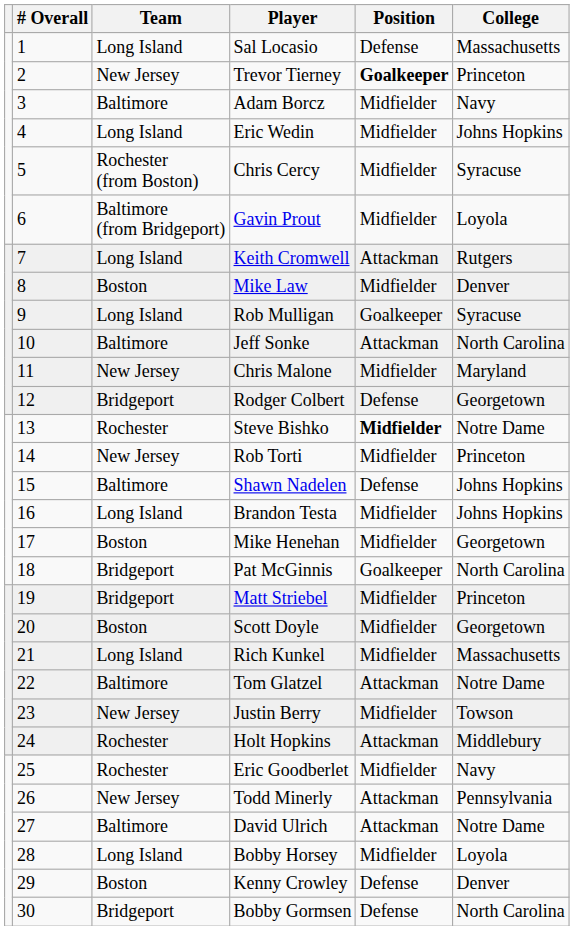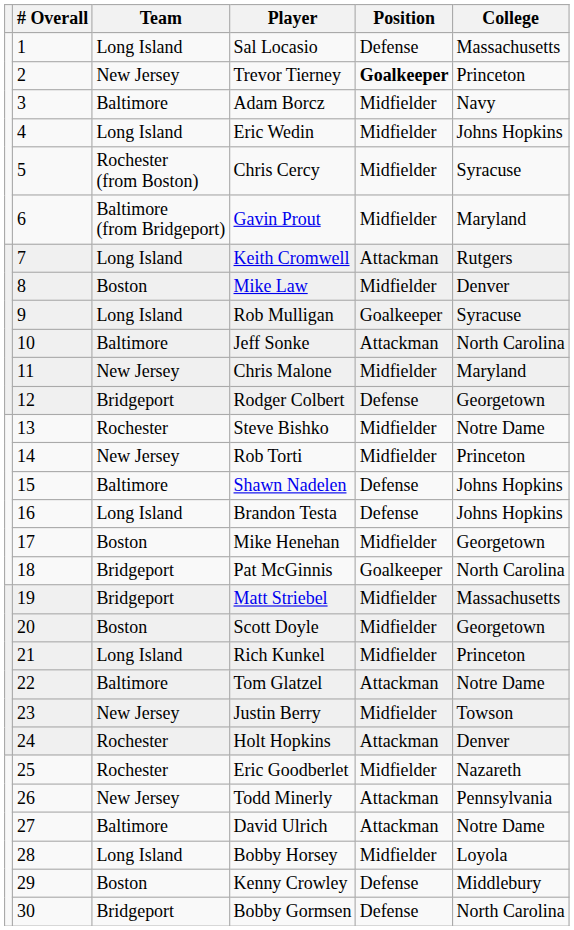(482, 219) Loyola -> (491, 219) Maryland
(401, 428) bold -> (398, 428) normal
(398, 513) Midfielder -> (389, 513) Defense
(491, 599) Princeton -> (508, 599) Massachusetts
(508, 655) Massachusetts -> (491, 655) Princeton
(499, 741) Middlebury -> (483, 741) Denver
(476, 769) Navy -> (489, 769) Nazareth
(483, 883) Denver -> (499, 883) Middlebury
